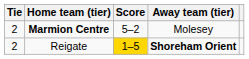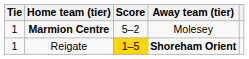(14, 29) 2 -> (14, 29) 1
(14, 46) 2 -> (14, 46) 1
